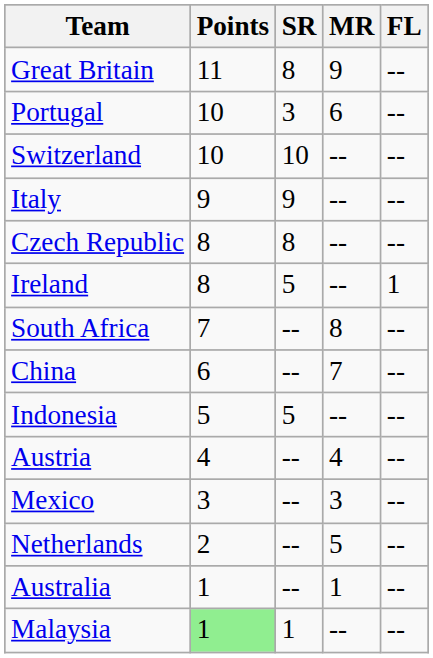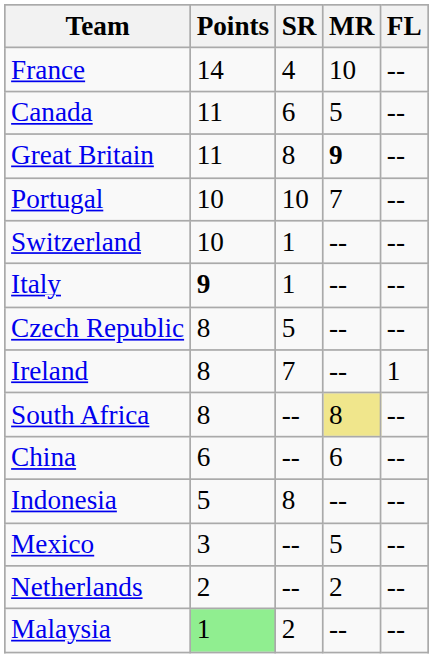+ row: (48, 69)
+ row: (52, 112)
(336, 69) normal -> (336, 155) bold
(289, 112) 3 -> (295, 198) 10
(336, 112) 6 -> (336, 198) 7
(295, 155) 10 -> (289, 241) 1
(203, 198) normal -> (203, 284) bold
(289, 198) 9 -> (289, 284) 1
(289, 241) 8 -> (289, 328) 5
(289, 284) 5 -> (289, 371) 7
(203, 328) 7 -> (203, 414) 8
(336, 328) no background -> (336, 414) khaki background
(336, 371) 7 -> (336, 457) 6
(289, 414) 5 -> (289, 500) 8
- row: (51, 457)
(336, 500) 3 -> (336, 543) 5
(336, 543) 5 -> (336, 586) 2
- row: (61, 586)
(289, 629) 1 -> (289, 629) 2
